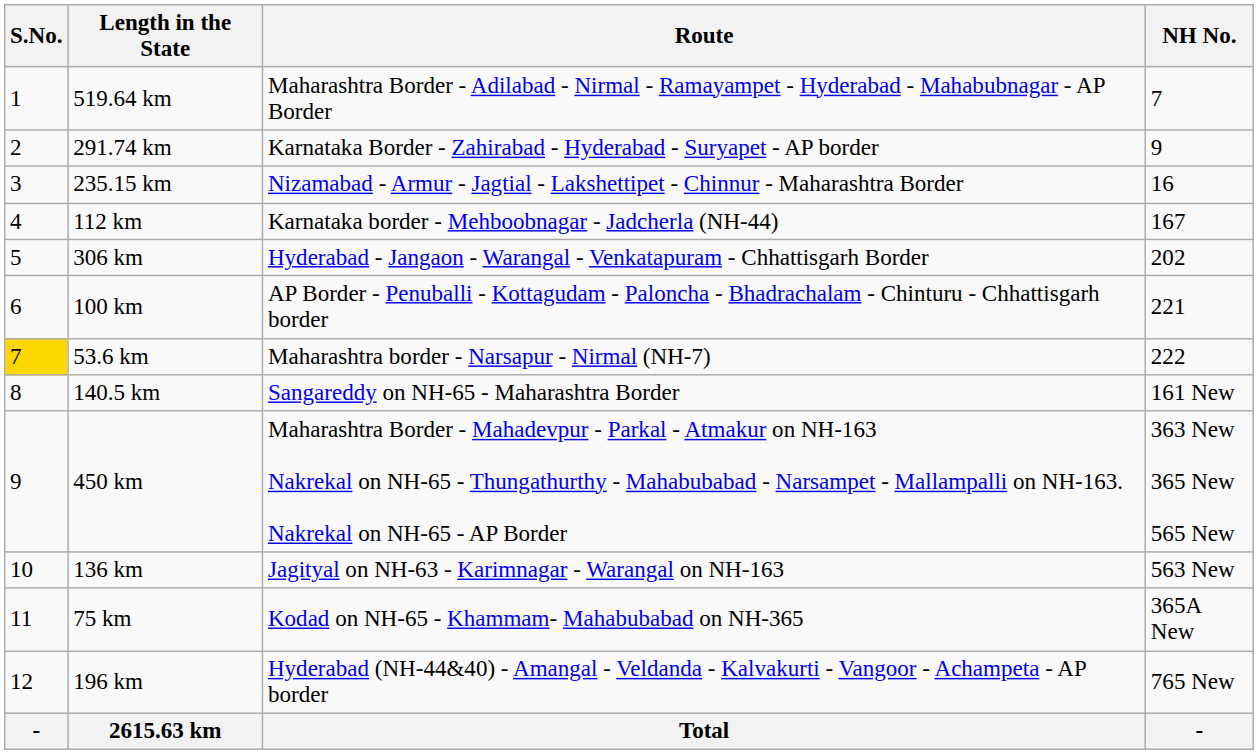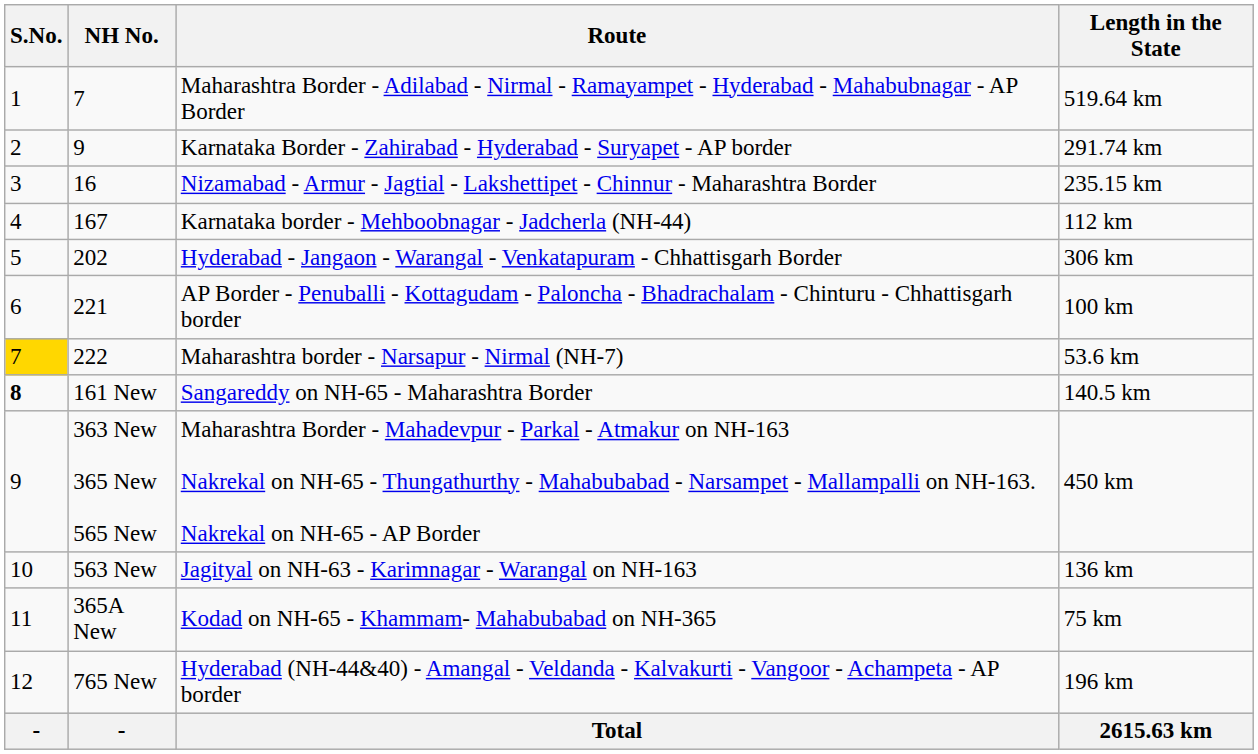columns swapped: (1199, 35) <-> (165, 35)
(16, 392) normal -> (16, 392) bold
